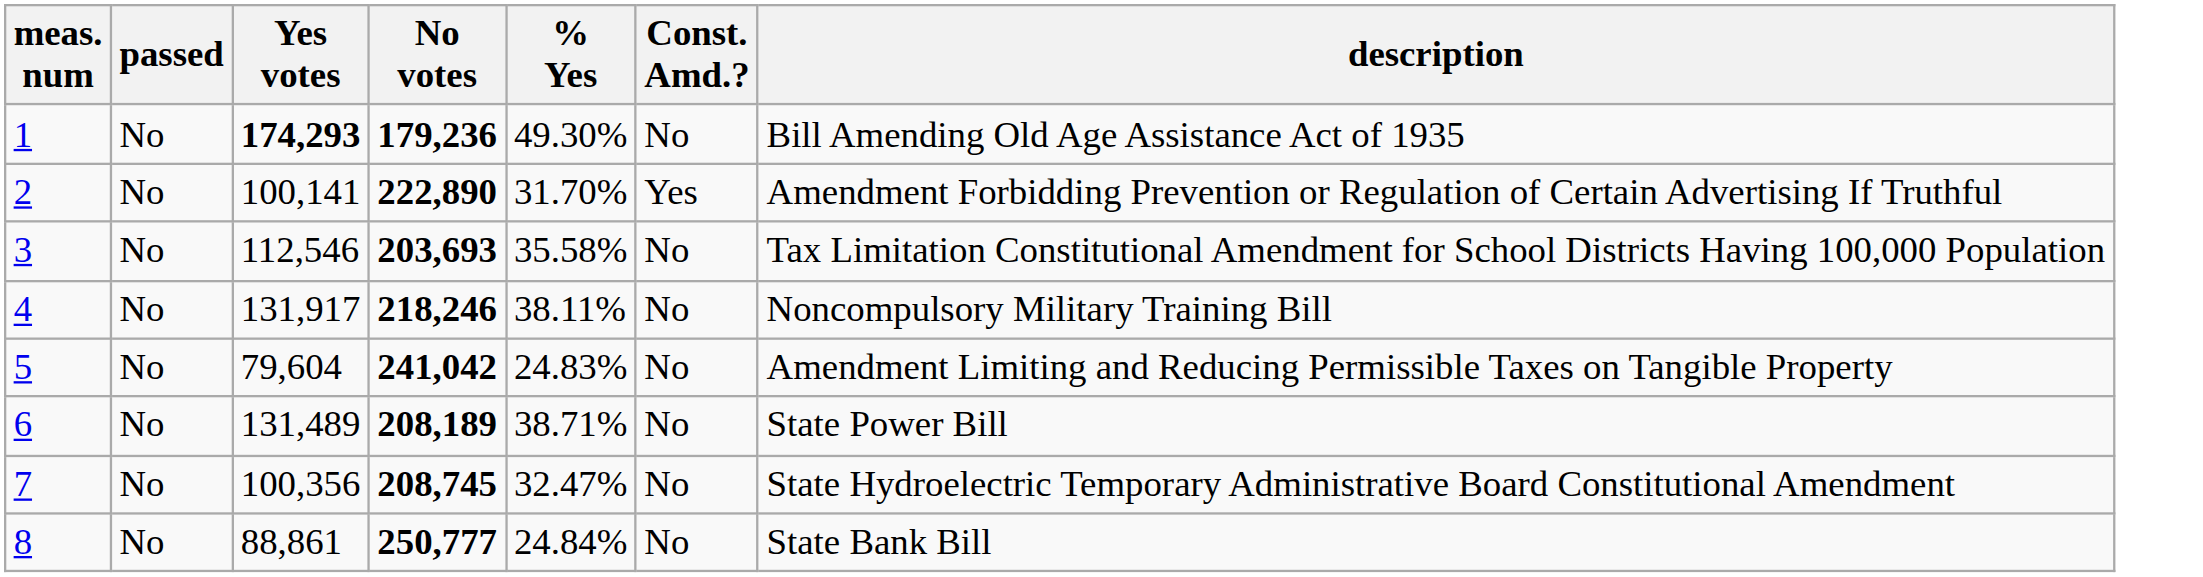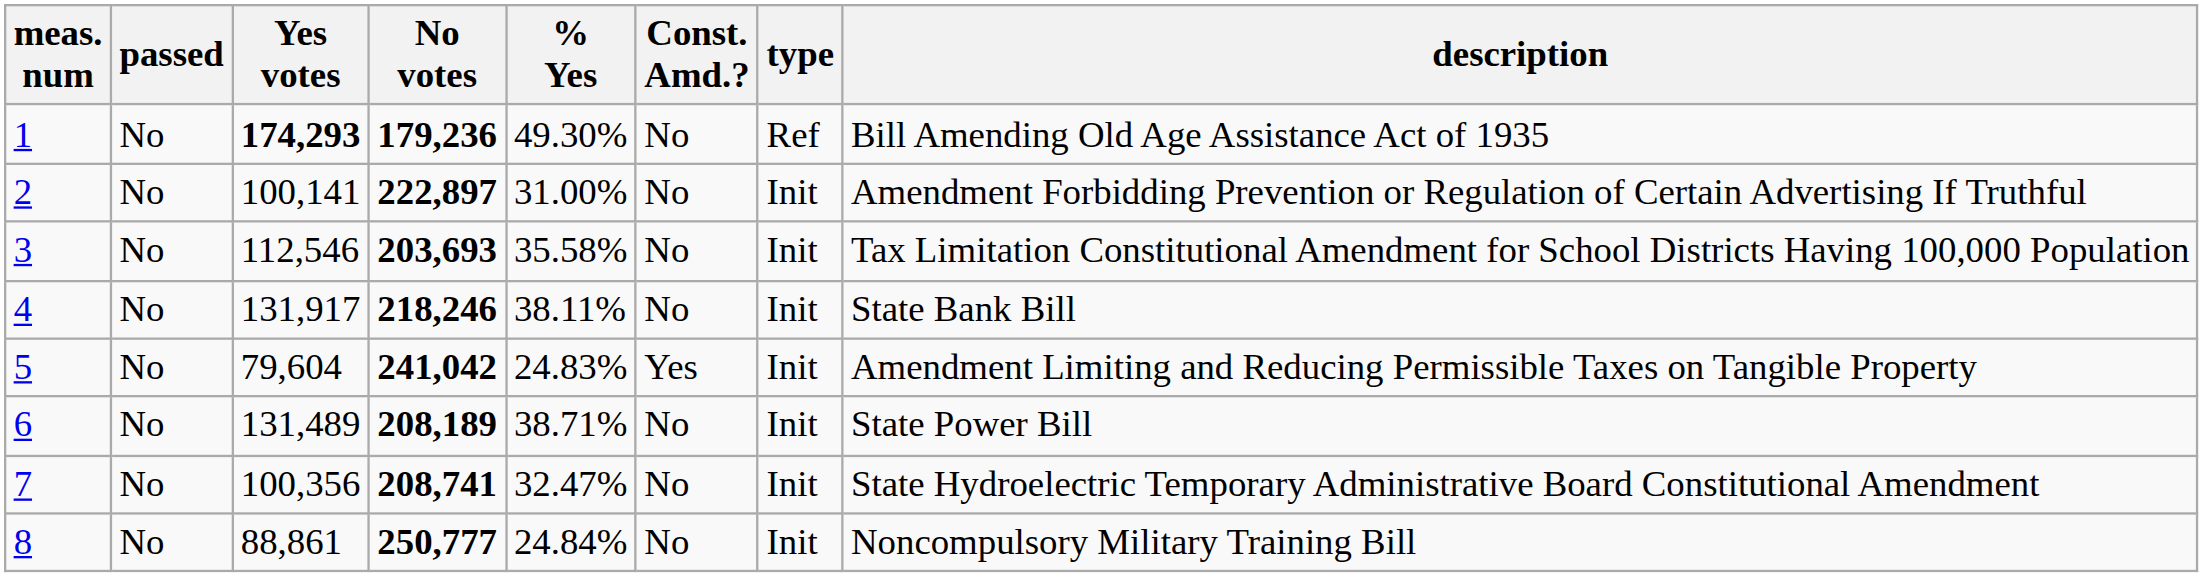+ column: (800, 54)
(437, 191) 222,890 -> (437, 191) 222,897
(571, 191) 31.70% -> (571, 191) 31.00%
(671, 191) Yes -> (667, 191) No
(1049, 308) Noncompulsory Military Training Bill -> (963, 308) State Bank Bill
(667, 366) No -> (671, 366) Yes
(437, 483) 208,745 -> (437, 483) 208,741
(879, 541) State Bank Bill -> (1134, 541) Noncompulsory Military Training Bill
